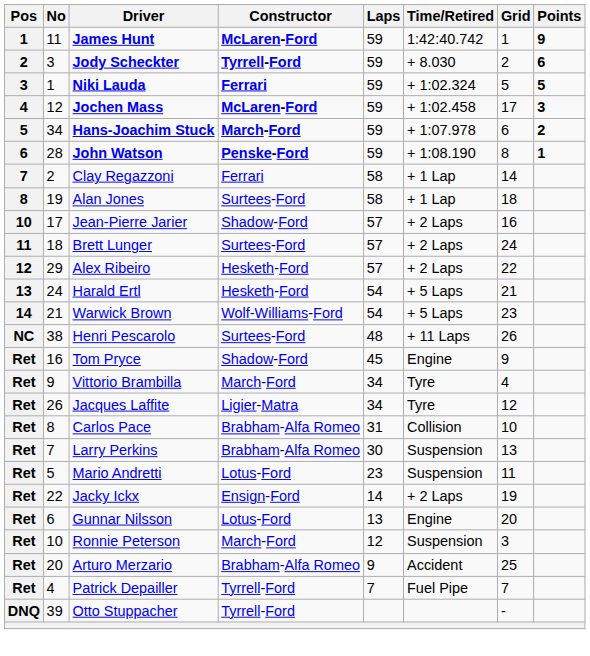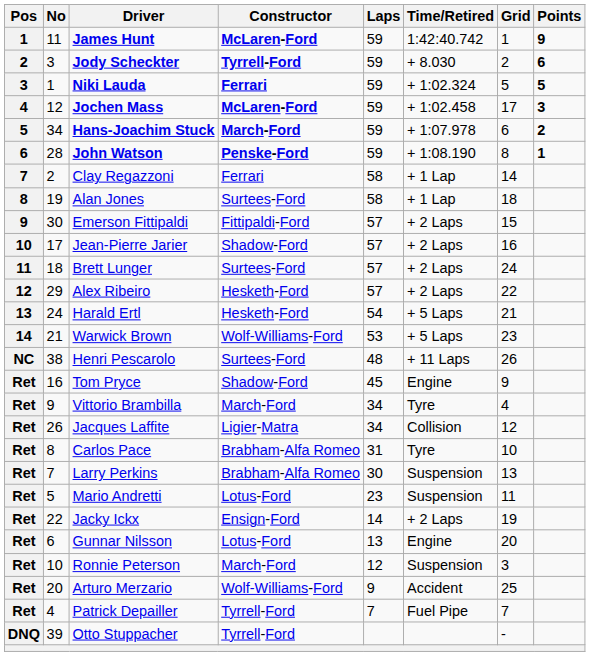+ row: (130, 222)
(375, 313) 54 -> (375, 336) 53
(421, 405) Tyre -> (434, 428) Collision
(434, 428) Collision -> (421, 450) Tyre
(291, 565) Brabham-Alfa Romeo -> (282, 588) Wolf-Williams-Ford
